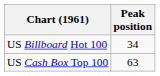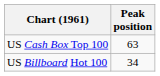rows swapped: (57, 44) <-> (58, 62)
